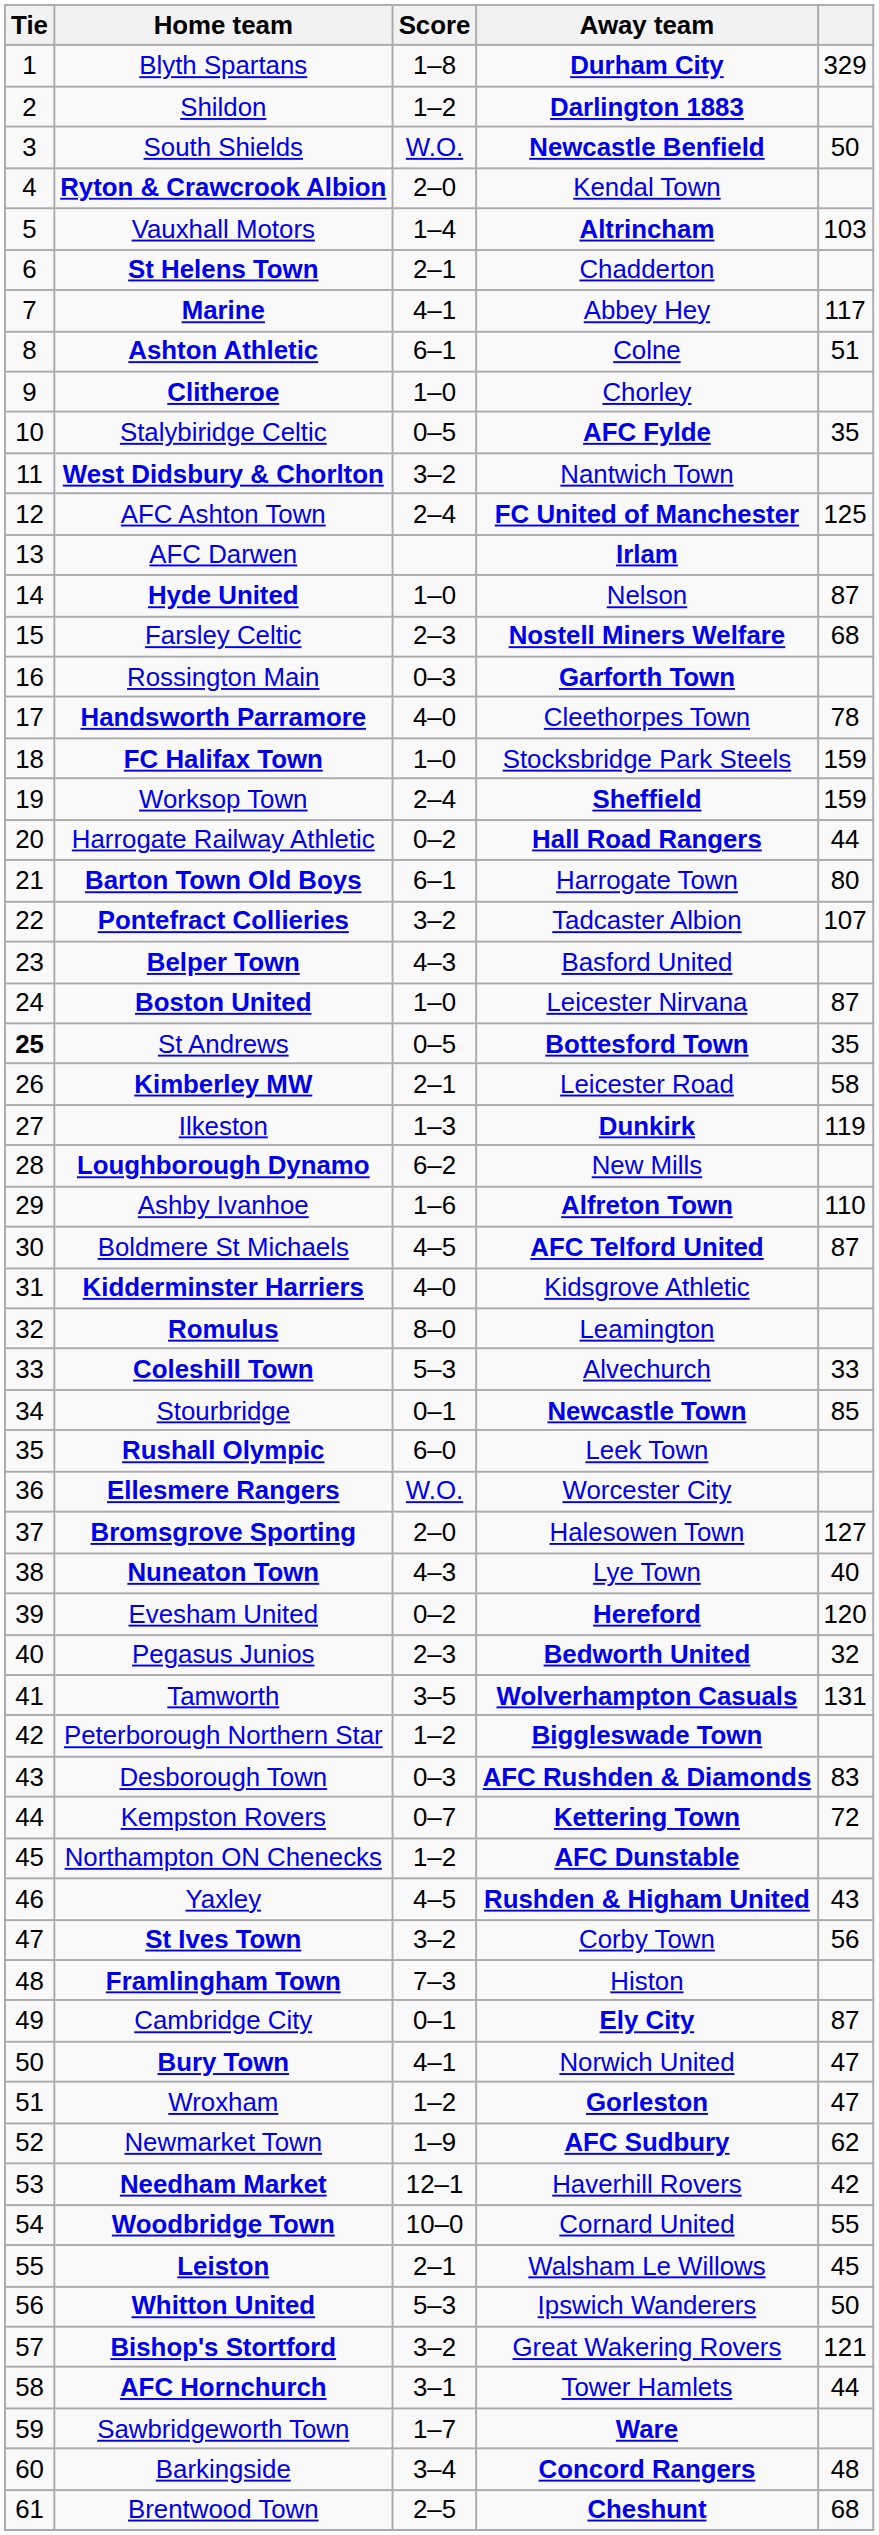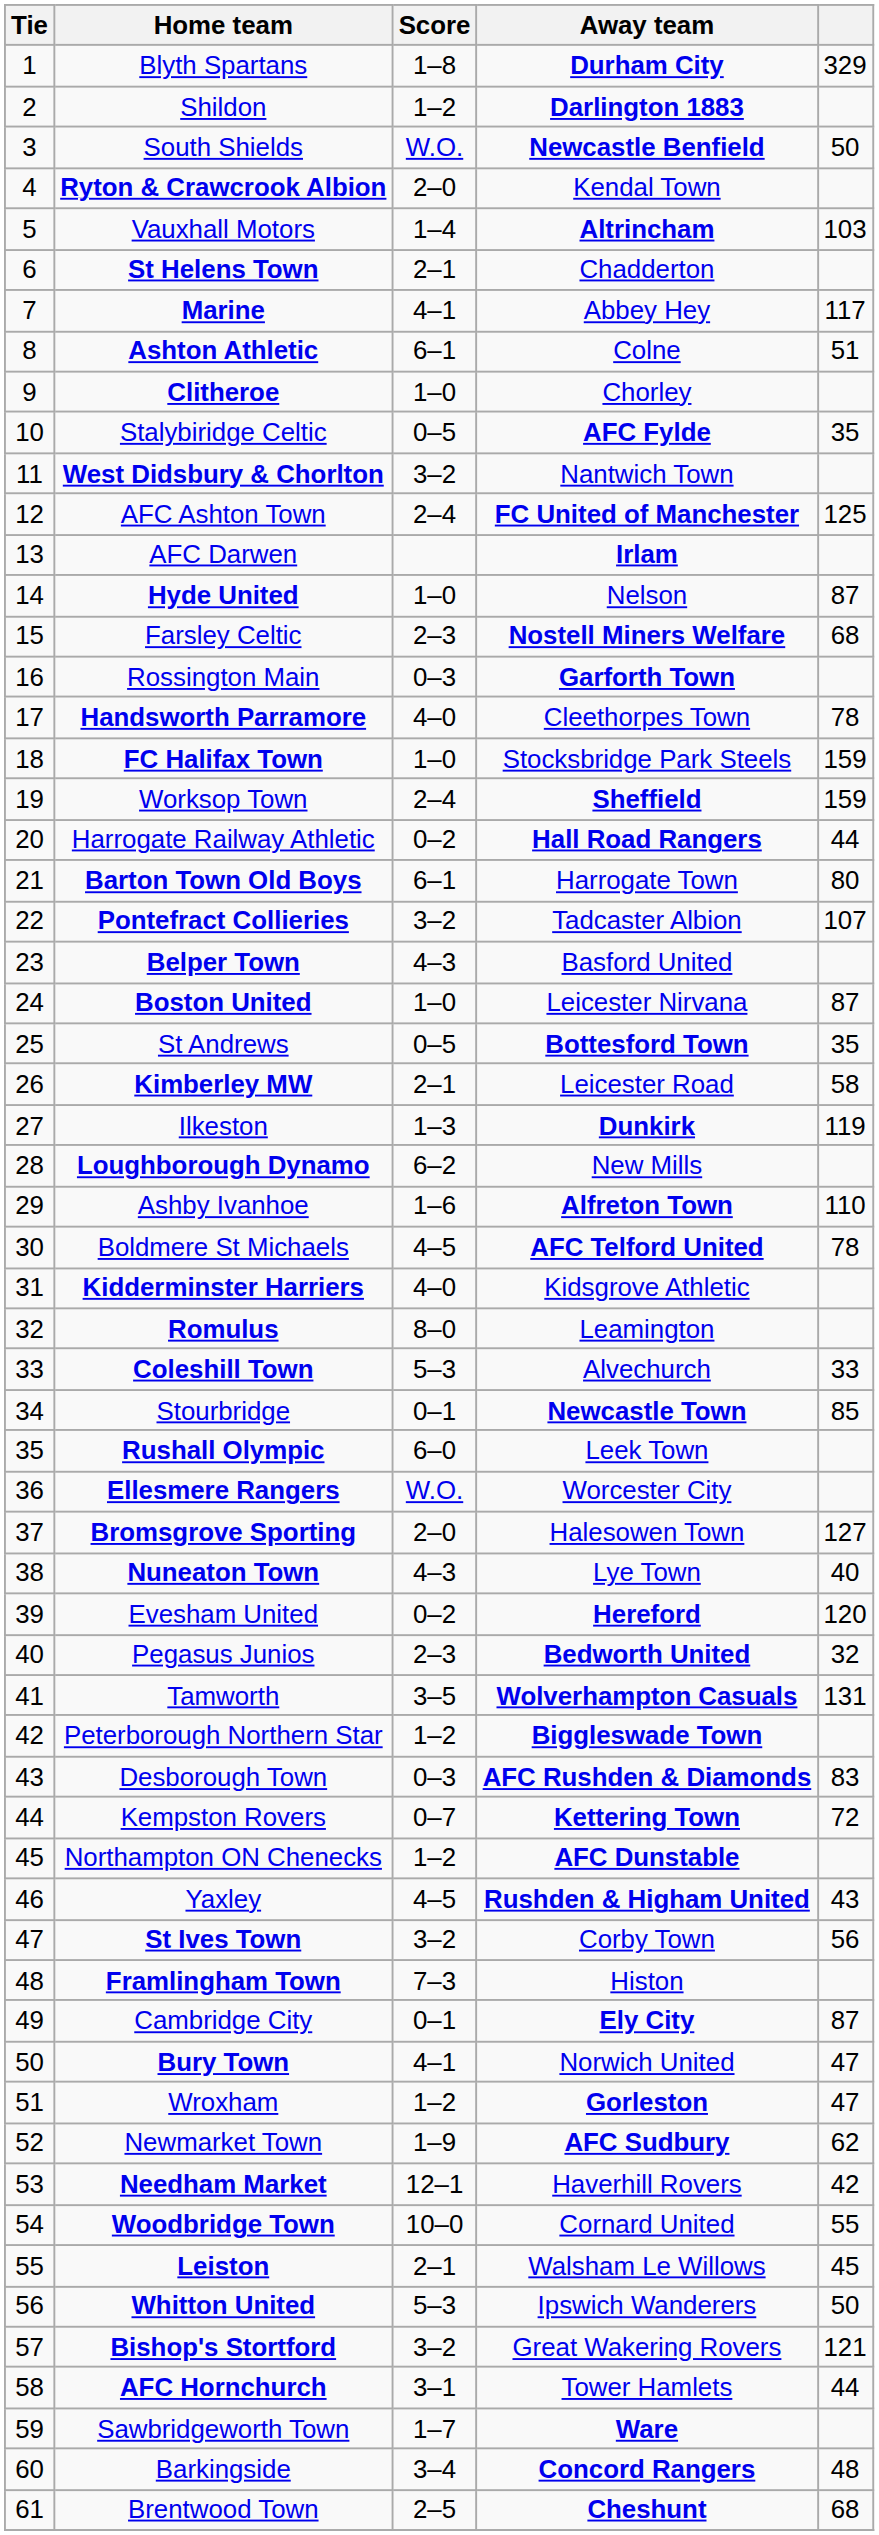(30, 1043) bold -> (30, 1043) normal
(845, 1247) 87 -> (845, 1247) 78
